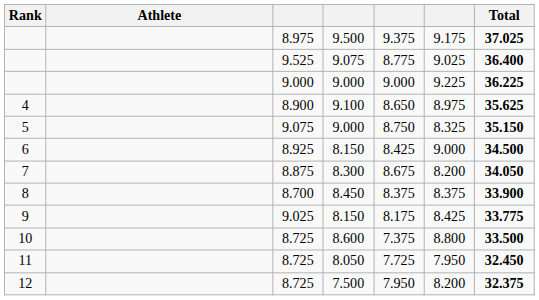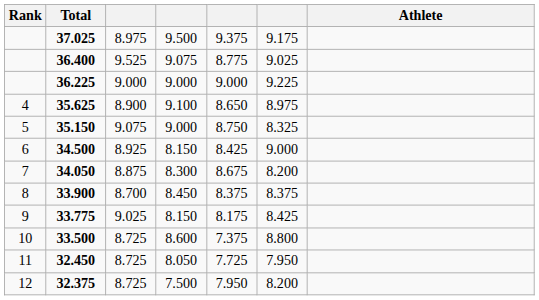columns swapped: (159, 15) <-> (504, 15)
